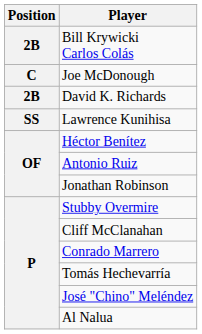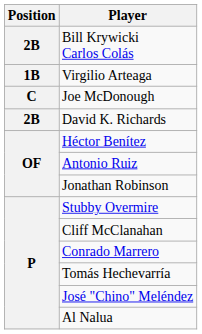+ row: (107, 75)
- row: (116, 119)
